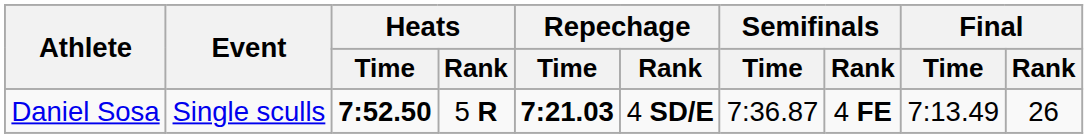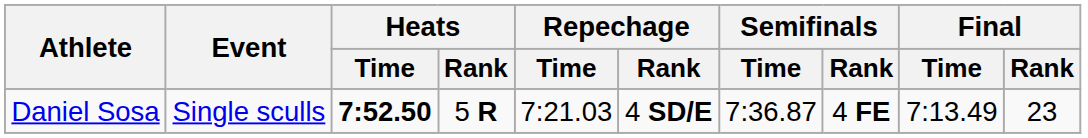(567, 112) bold -> (566, 112) normal
(1044, 112) 26 -> (1042, 112) 23
